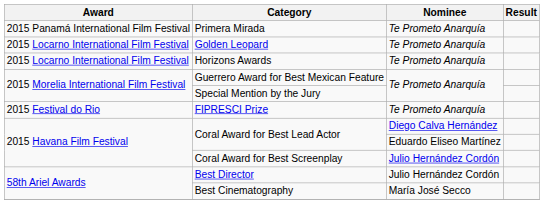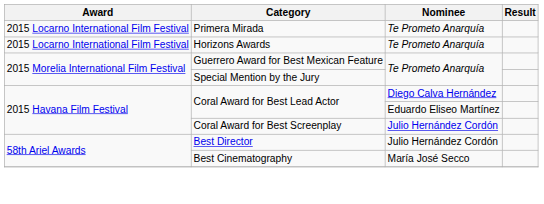(98, 28) 2015 Panamá International Film Festival -> (98, 28) 2015 Locarno International Film Festival
- row: (231, 45)
- row: (231, 110)
